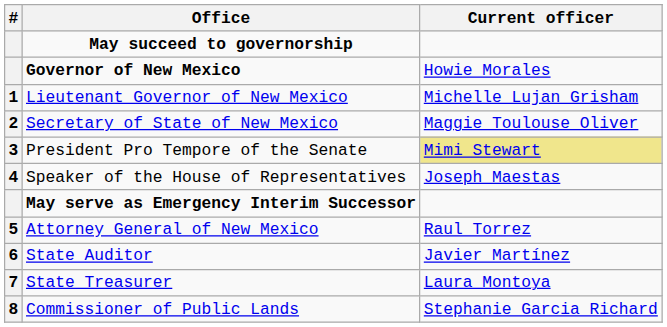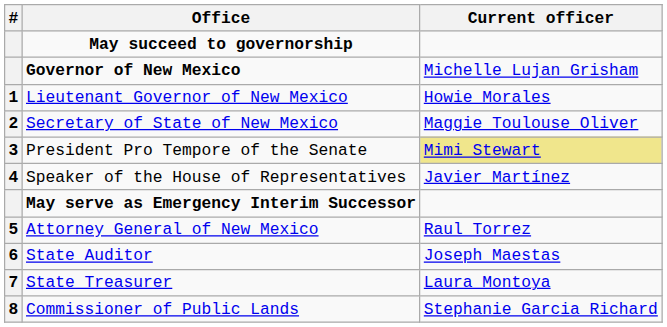(487, 71) Howie Morales -> (531, 71) Michelle Lujan Grisham
(531, 97) Michelle Lujan Grisham -> (487, 97) Howie Morales
(492, 177) Joseph Maestas -> (497, 177) Javier Martínez
(497, 256) Javier Martínez -> (492, 256) Joseph Maestas
